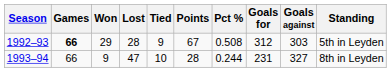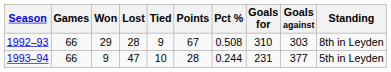(71, 42) bold -> (71, 42) normal
(263, 42) 312 -> (263, 42) 310
(351, 42) 5th in Leyden -> (351, 42) 8th in Leyden
(299, 59) 327 -> (299, 59) 377
(351, 59) 8th in Leyden -> (351, 59) 5th in Leyden
